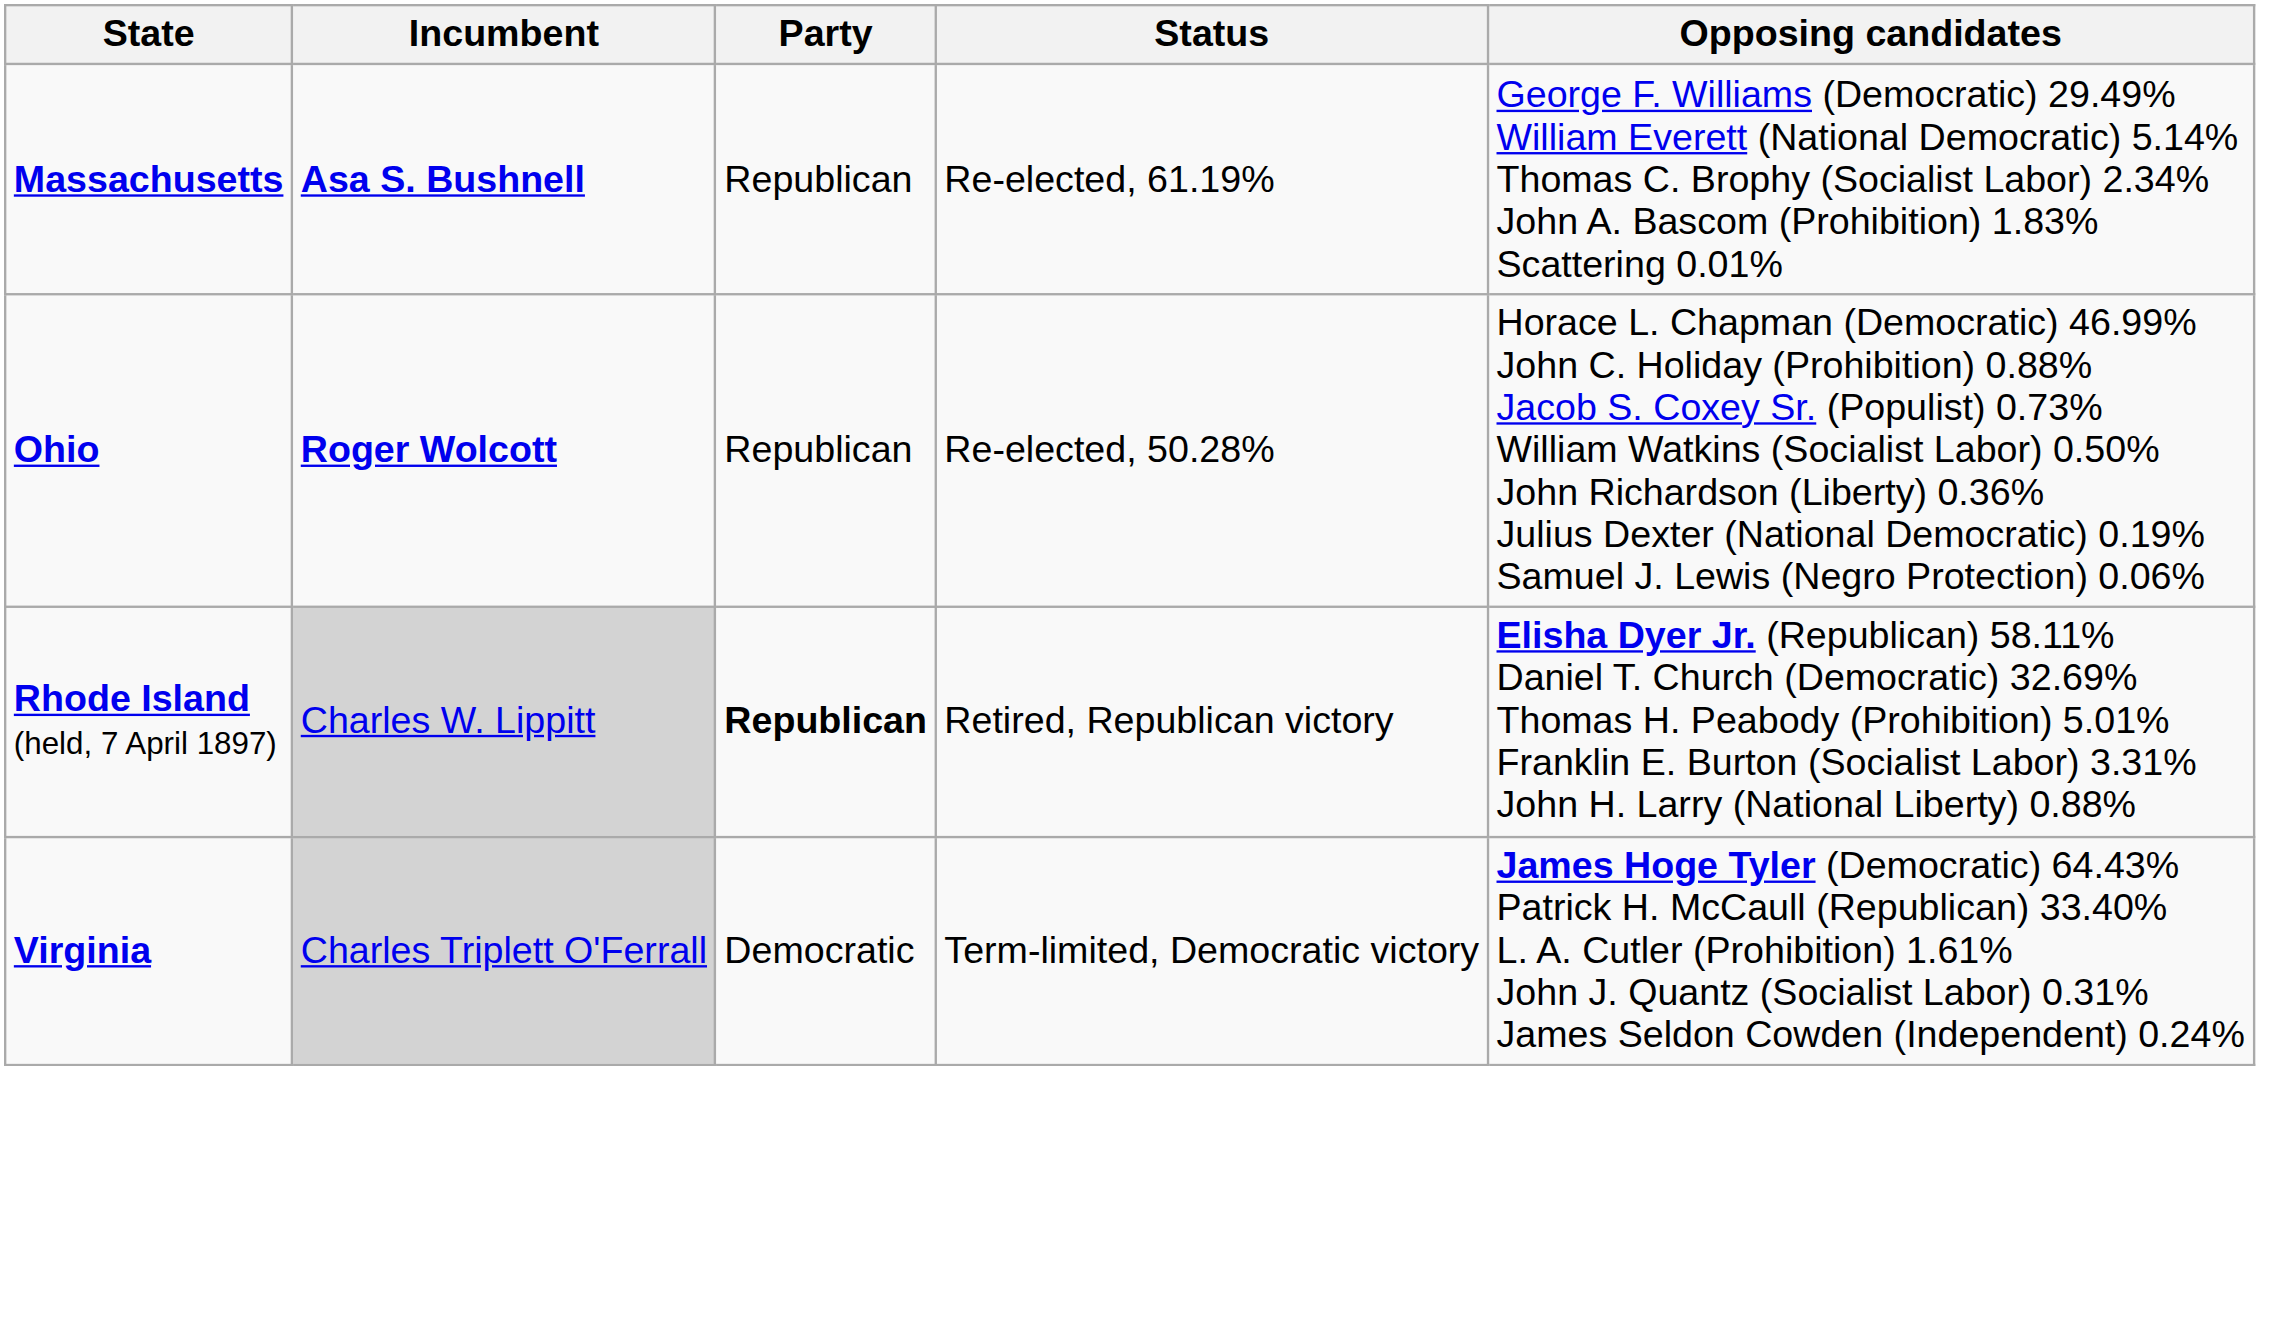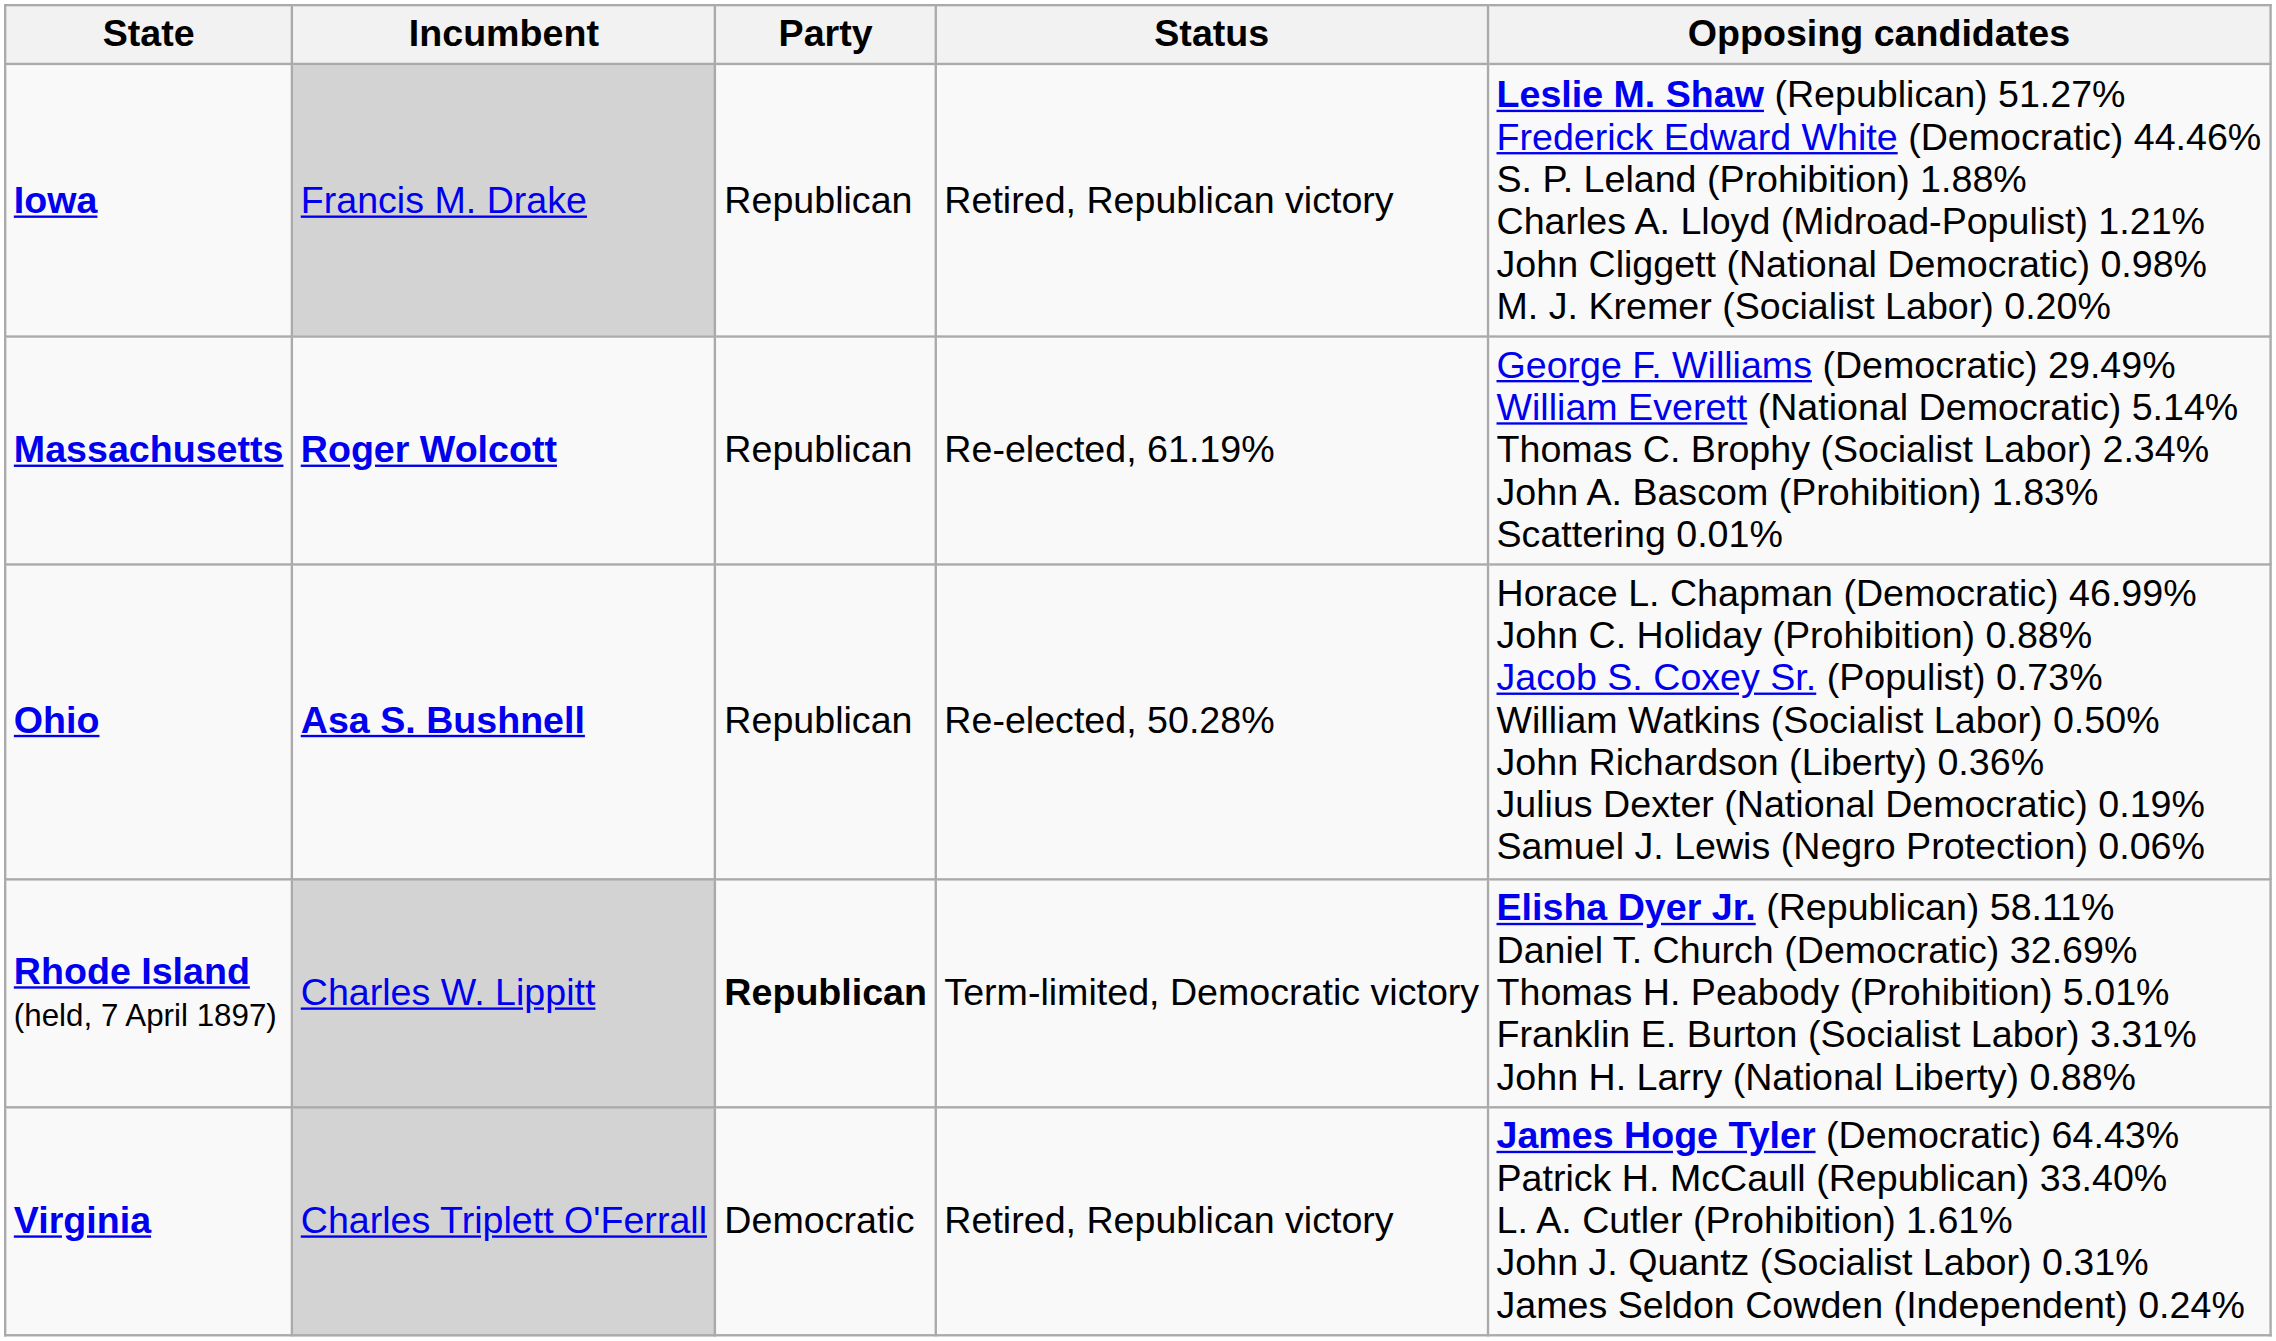+ row: (56, 199)
(443, 178) Asa S. Bushnell -> (429, 449) Roger Wolcott
(429, 449) Roger Wolcott -> (443, 720) Asa S. Bushnell
(1169, 720) Retired, Republican victory -> (1212, 991) Term-limited, Democratic victory
(1212, 949) Term-limited, Democratic victory -> (1169, 1220) Retired, Republican victory
